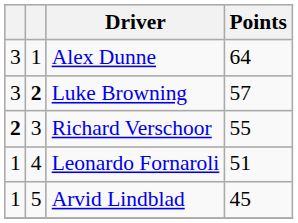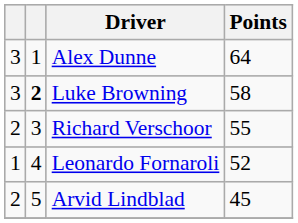(240, 92) 57 -> (240, 92) 58
(15, 128) bold -> (15, 128) normal
(240, 163) 51 -> (240, 163) 52
(15, 199) 1 -> (15, 199) 2
